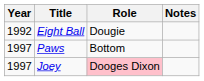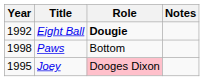(107, 31) normal -> (108, 31) bold
(19, 48) 1997 -> (19, 48) 1998
(19, 66) 1997 -> (19, 66) 1995
